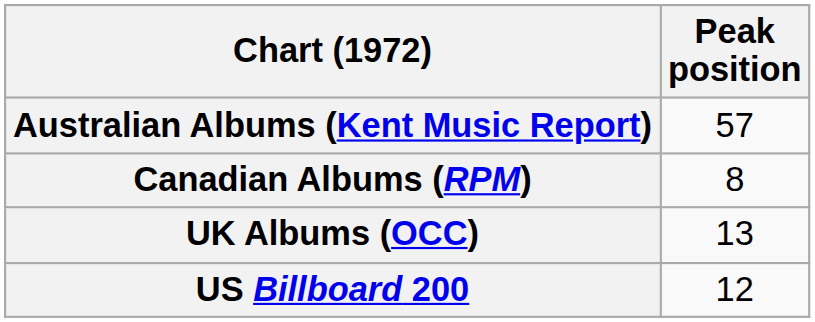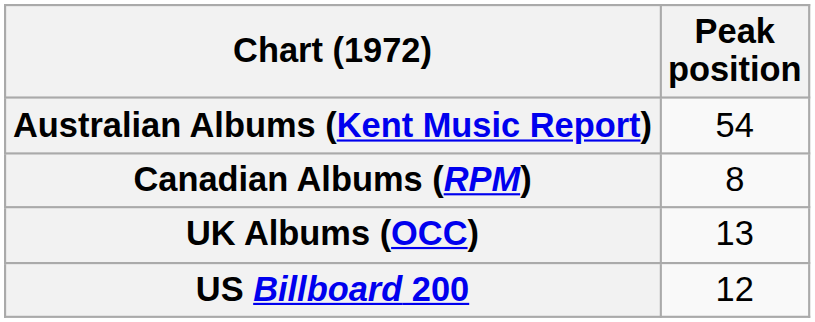(735, 125) 57 -> (735, 125) 54
